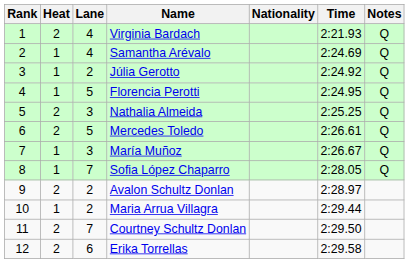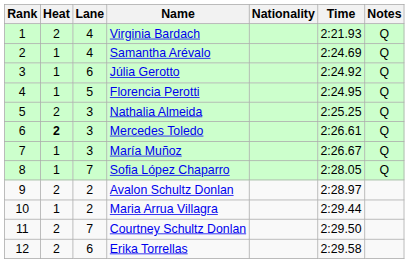(90, 72) 2 -> (90, 72) 6
(56, 131) normal -> (56, 131) bold
(90, 131) 5 -> (90, 131) 3
